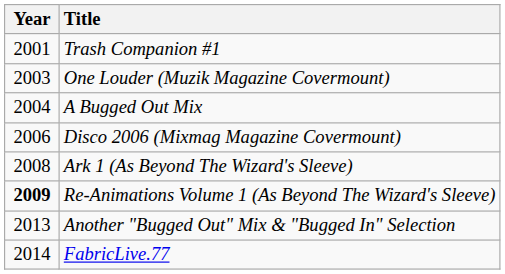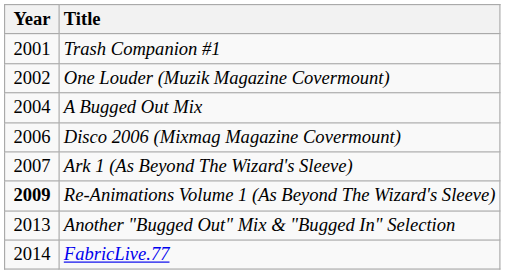(32, 78) 2003 -> (32, 78) 2002
(32, 166) 2008 -> (32, 166) 2007
